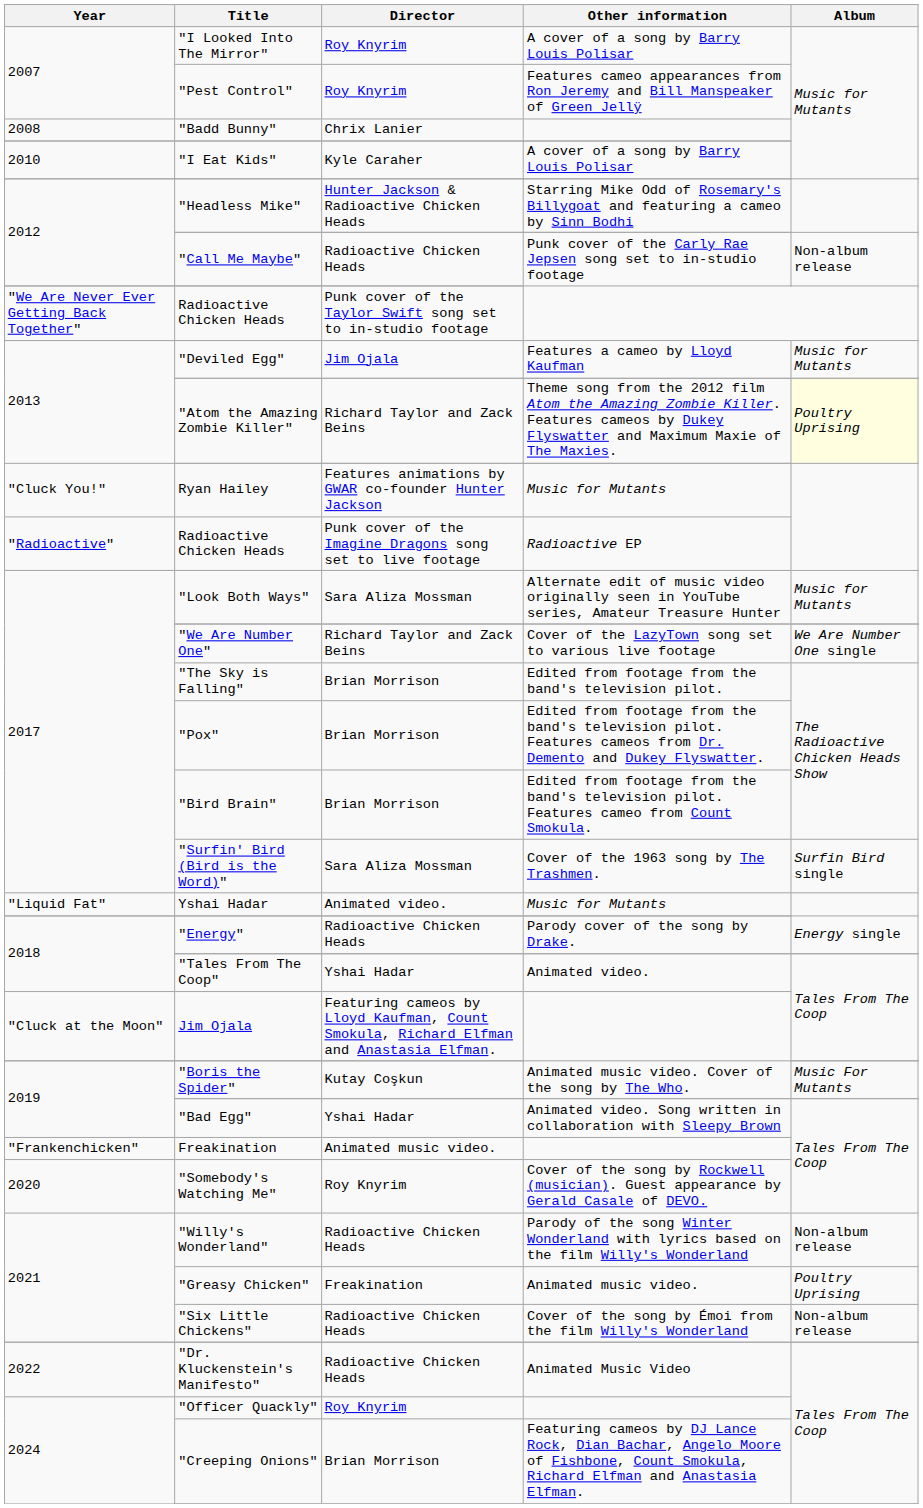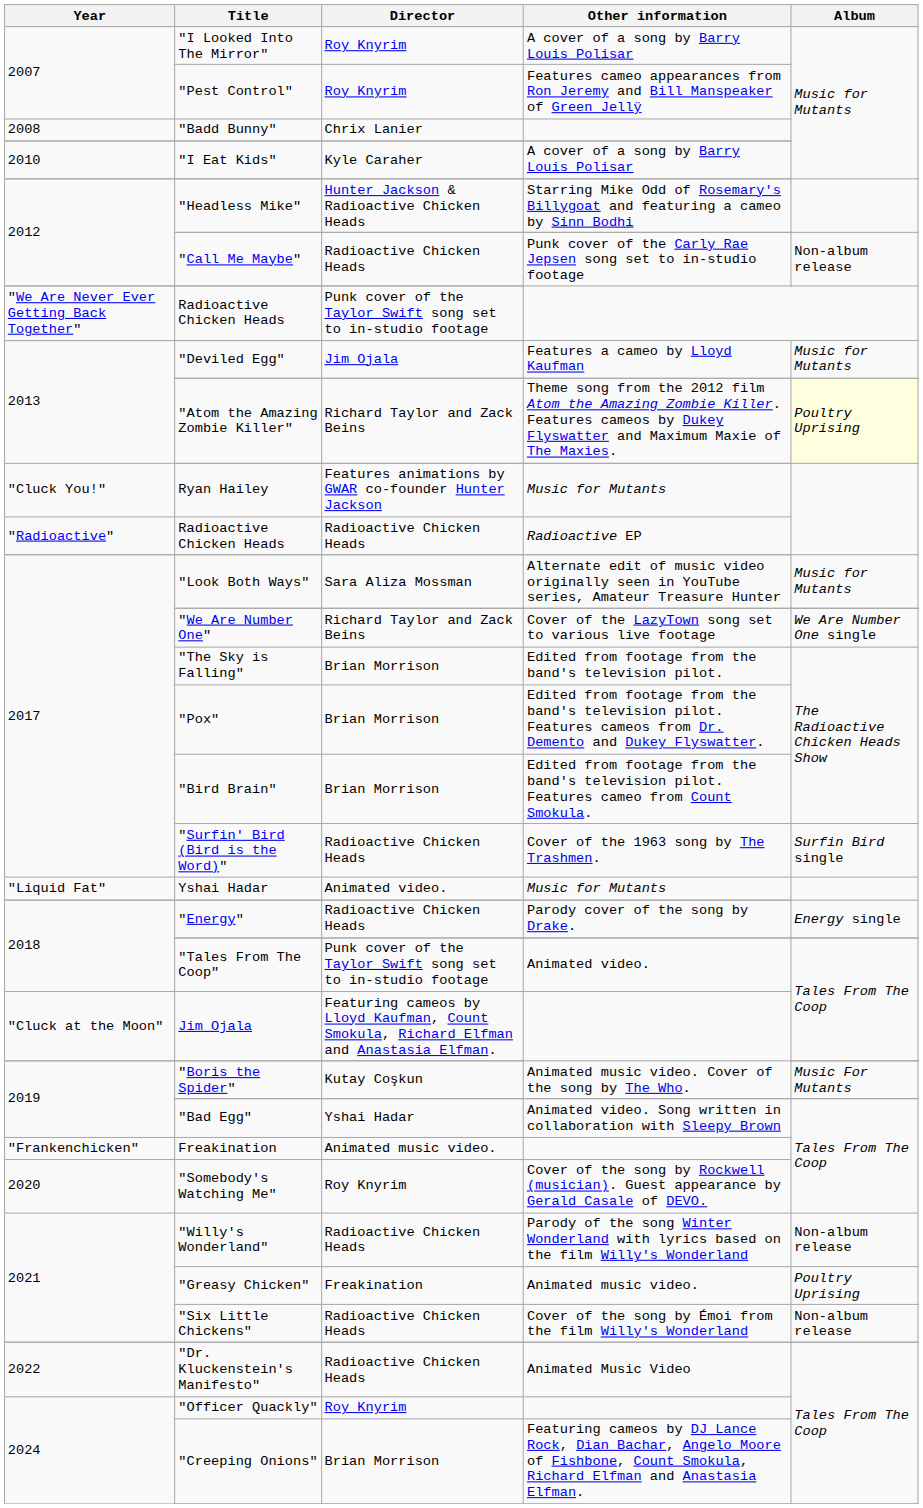(406, 544) Punk cover of the Imagine Dragons song set to live footage -> (402, 536) Radioactive Chicken Heads
(398, 866) Sara Aliza Mossman -> (402, 851) Radioactive Chicken Heads
(370, 972) Yshai Hadar -> (411, 965) Punk cover of the Taylor Swift song set to in-studio footage
